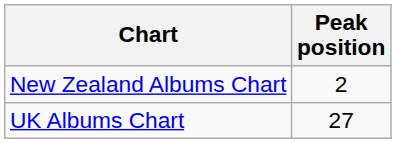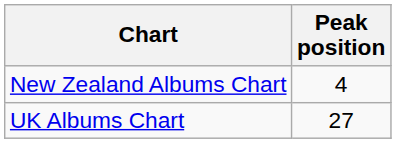(341, 84) 2 -> (341, 84) 4
